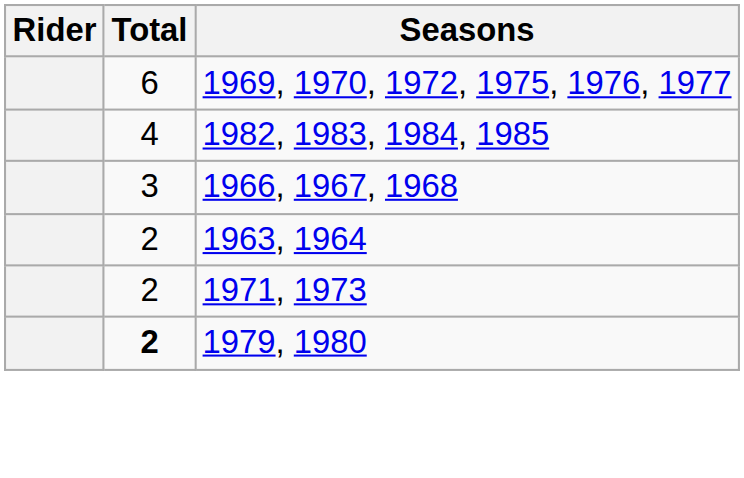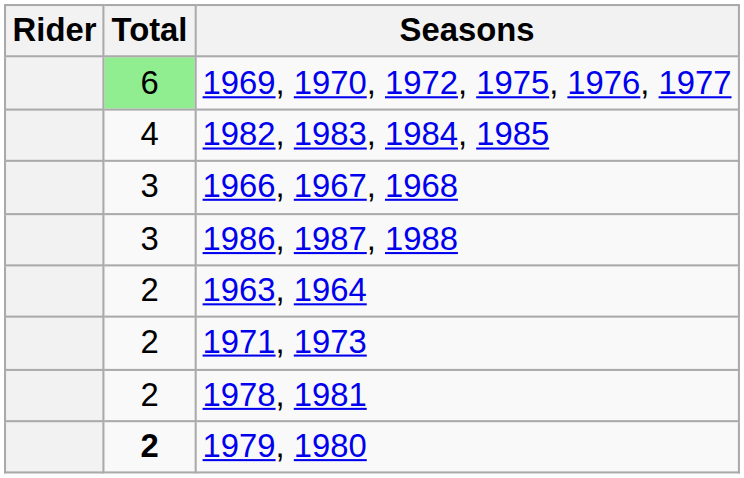(150, 82) no background -> (150, 82) lightgreen background
+ row: (330, 238)
+ row: (285, 394)
